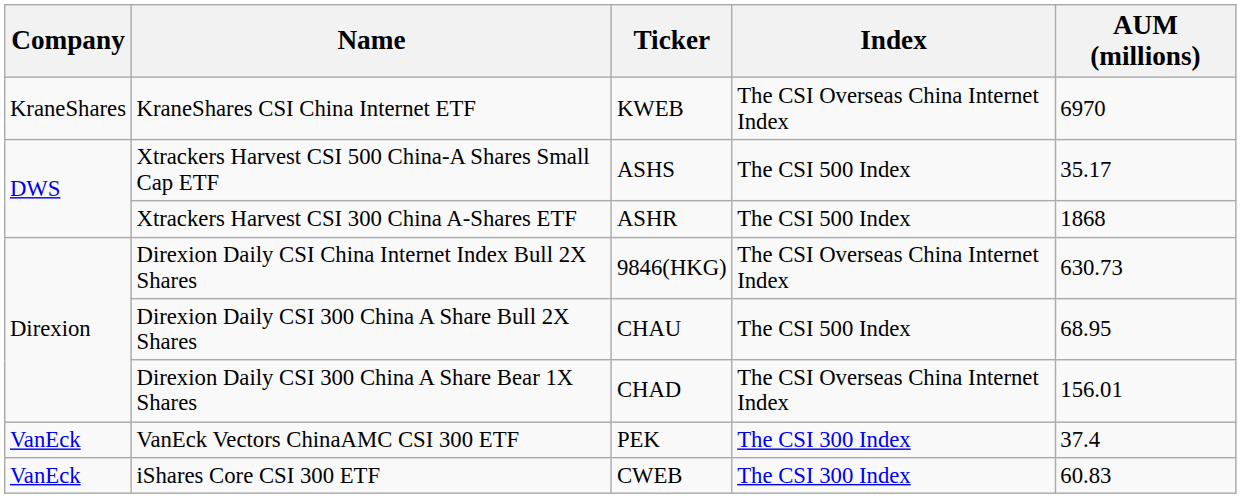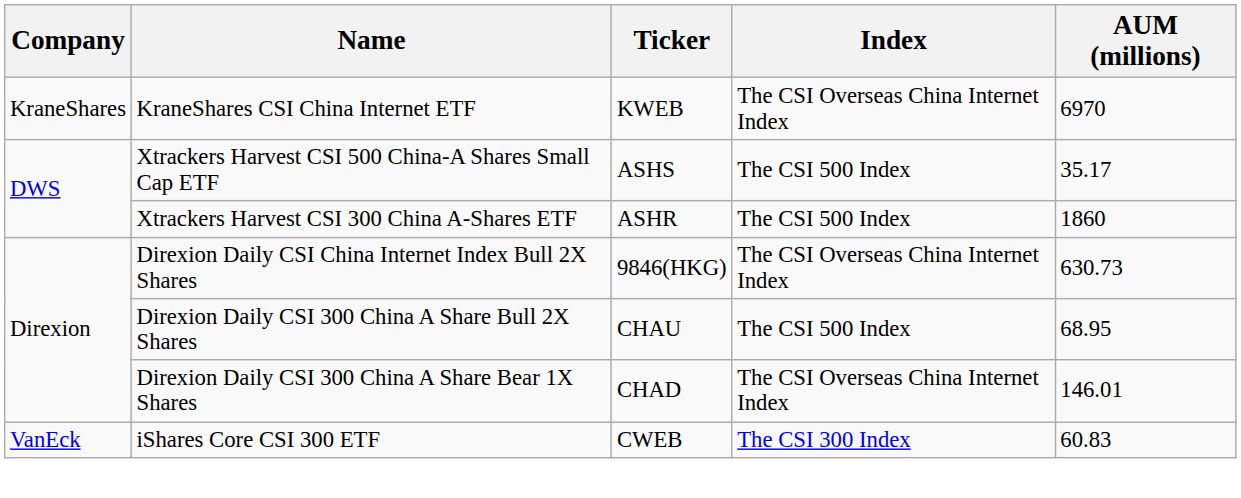(1083, 218) 1868 -> (1083, 218) 1860
(1092, 390) 156.01 -> (1092, 390) 146.01
- row: (328, 439)
